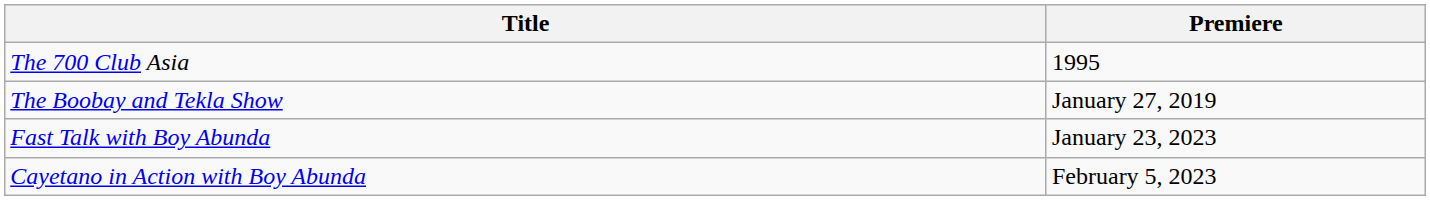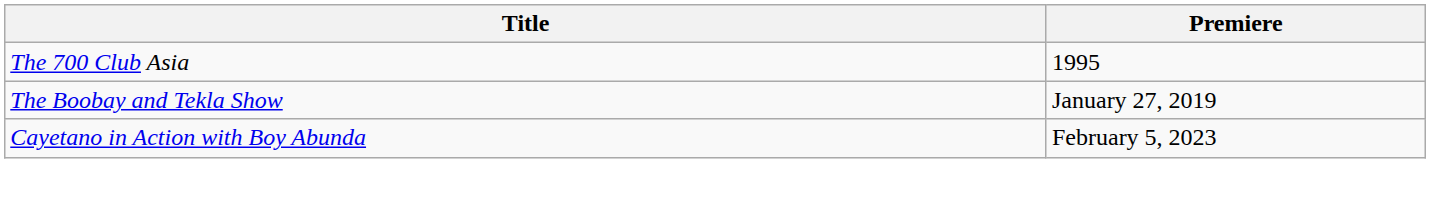- row: (140, 137)
